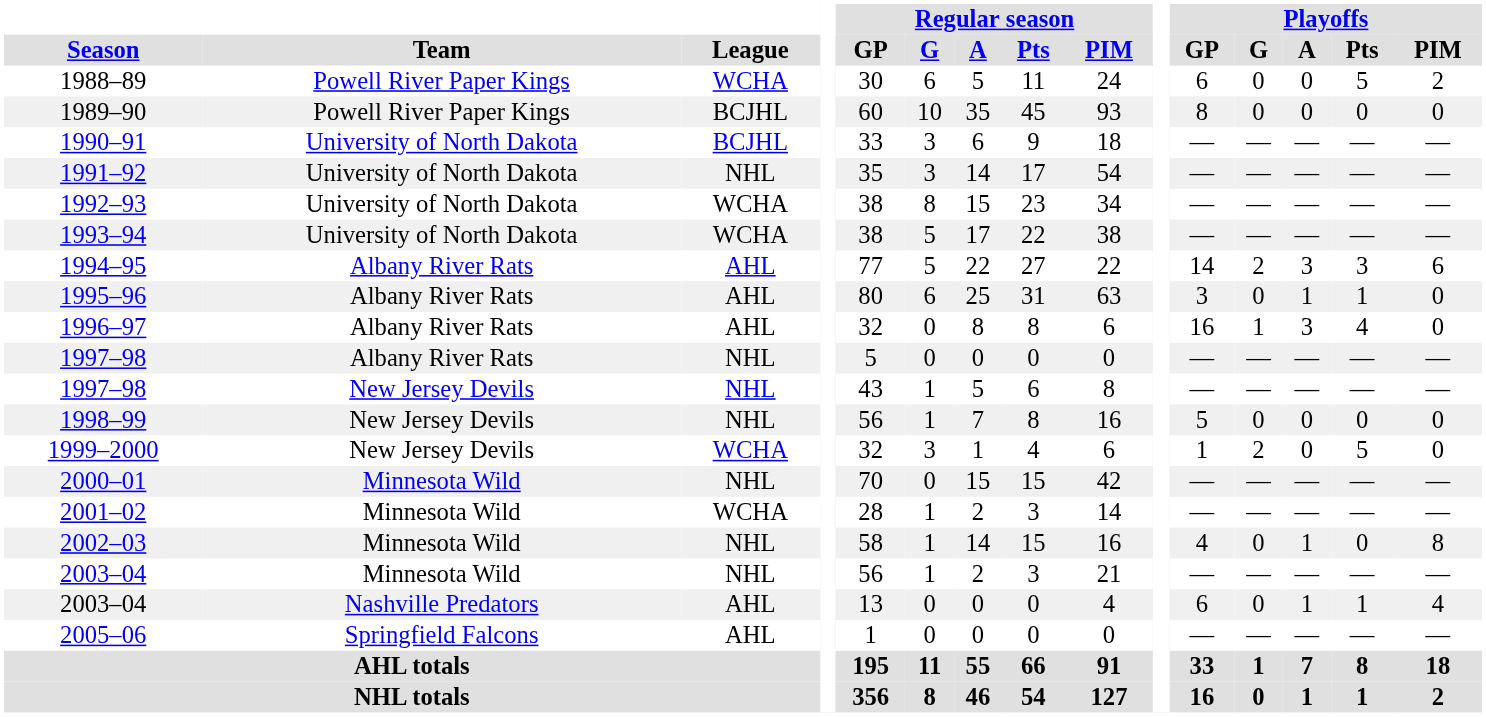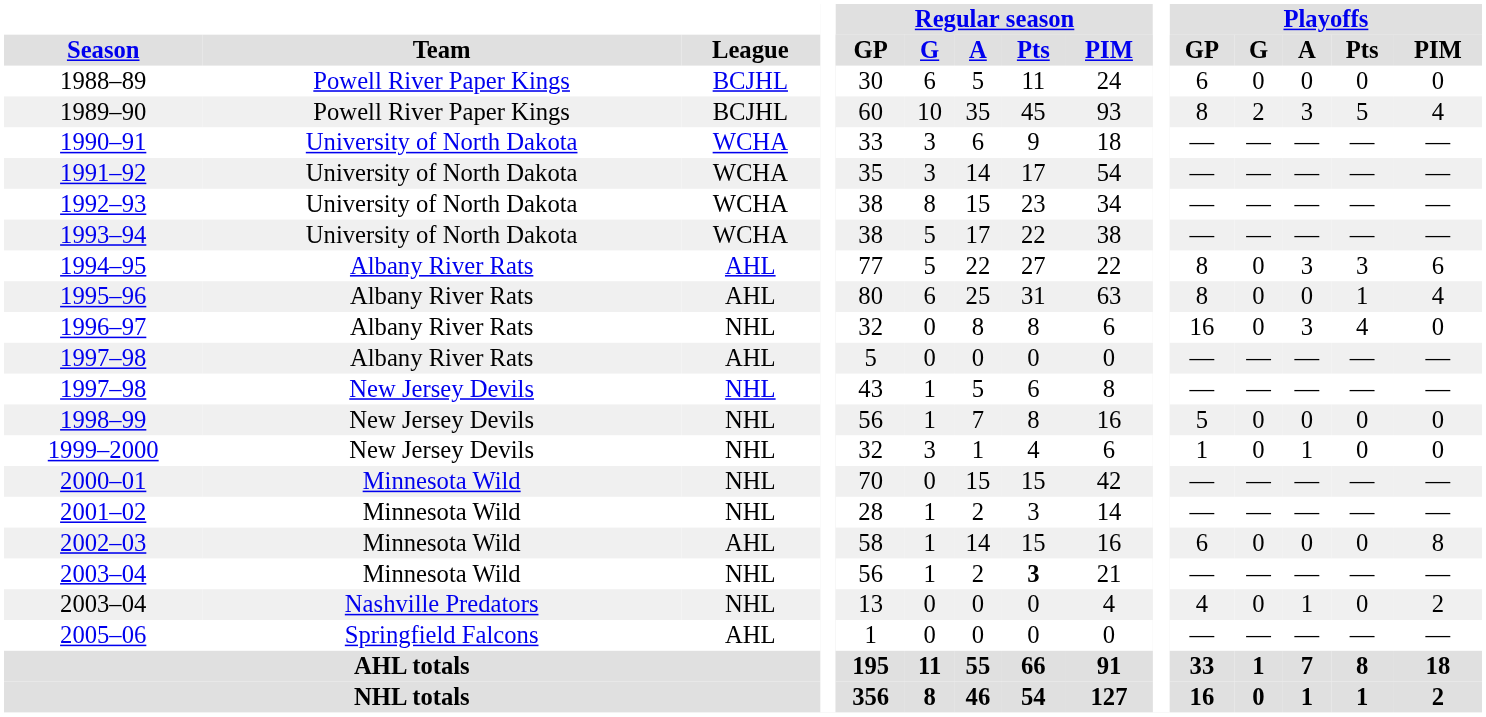(750, 80) WCHA -> (750, 80) BCJHL
(1362, 80) 5 -> (1362, 80) 0
(1438, 80) 2 -> (1438, 80) 0
(1259, 111) 0 -> (1259, 111) 2
(1307, 111) 0 -> (1307, 111) 3
(1362, 111) 0 -> (1362, 111) 5
(1438, 111) 0 -> (1438, 111) 4
(750, 142) BCJHL -> (750, 142) WCHA
(750, 173) NHL -> (750, 173) WCHA
(1202, 265) 14 -> (1202, 265) 8
(1259, 265) 2 -> (1259, 265) 0
(1202, 296) 3 -> (1202, 296) 8
(1307, 296) 1 -> (1307, 296) 0
(1438, 296) 0 -> (1438, 296) 4
(750, 327) AHL -> (750, 327) NHL
(1259, 327) 1 -> (1259, 327) 0
(750, 357) NHL -> (750, 357) AHL
(750, 450) WCHA -> (750, 450) NHL
(1259, 450) 2 -> (1259, 450) 0
(1307, 450) 0 -> (1307, 450) 1
(1362, 450) 5 -> (1362, 450) 0
(750, 511) WCHA -> (750, 511) NHL
(750, 542) NHL -> (750, 542) AHL
(1202, 542) 4 -> (1202, 542) 6
(1307, 542) 1 -> (1307, 542) 0
(1033, 573) normal -> (1033, 573) bold
(750, 604) AHL -> (750, 604) NHL
(1202, 604) 6 -> (1202, 604) 4
(1362, 604) 1 -> (1362, 604) 0
(1438, 604) 4 -> (1438, 604) 2
